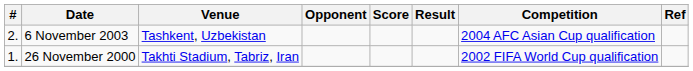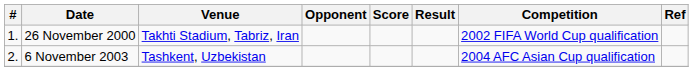rows swapped: (80, 56) <-> (76, 36)
